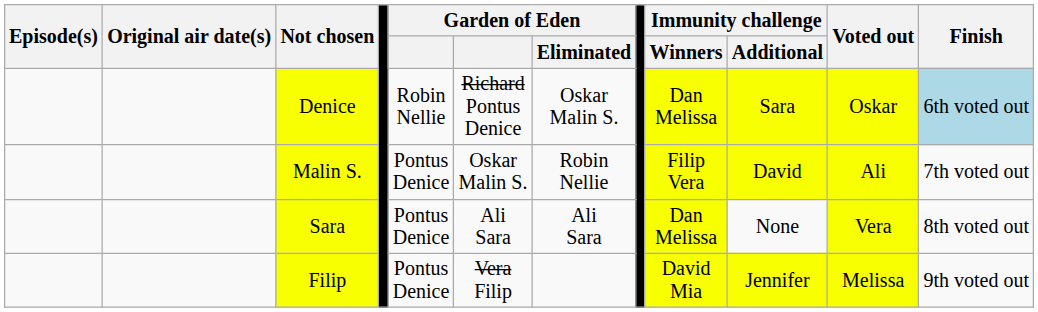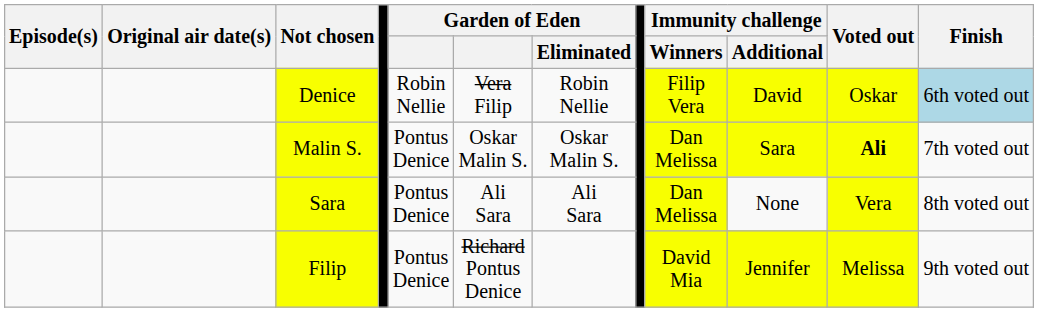(493, 106) Richard Pontus Denice -> (493, 95) Vera Filip
(584, 106) Oskar Malin S. -> (584, 95) Robin Nellie
(686, 106) Dan Melissa -> (686, 95) Filip Vera
(777, 106) Sara -> (777, 95) David
(584, 171) Robin Nellie -> (584, 149) Oskar Malin S.
(686, 171) Filip Vera -> (686, 149) Dan Melissa
(777, 171) David -> (777, 149) Sara
(873, 171) normal -> (873, 149) bold
(493, 280) Vera Filip -> (493, 268) Richard Pontus Denice
